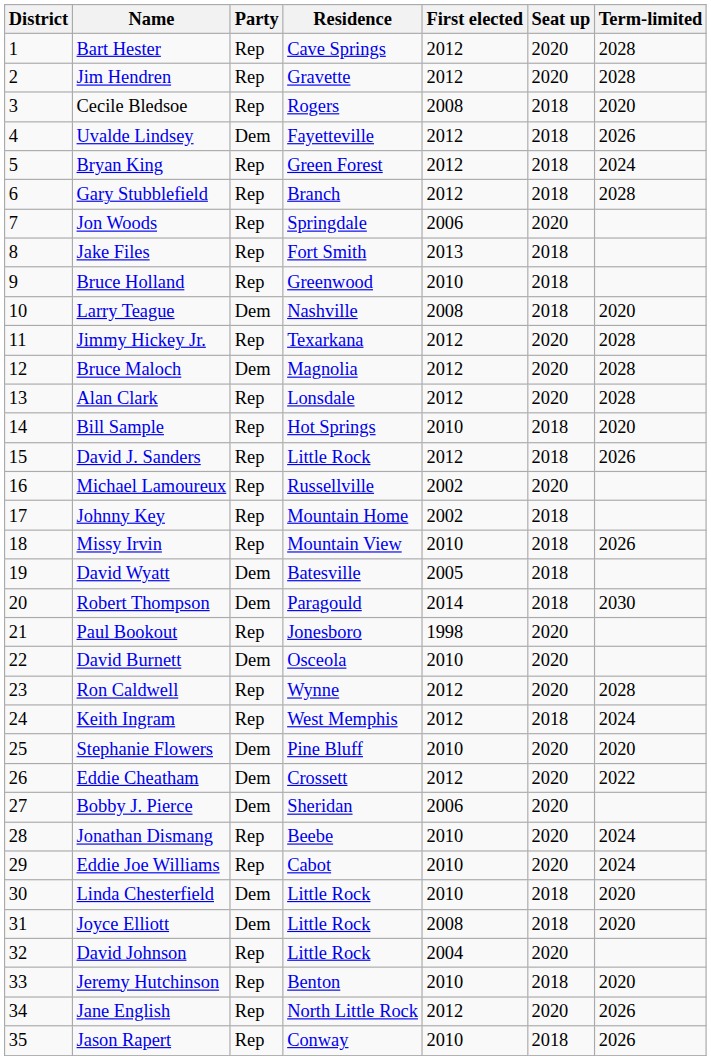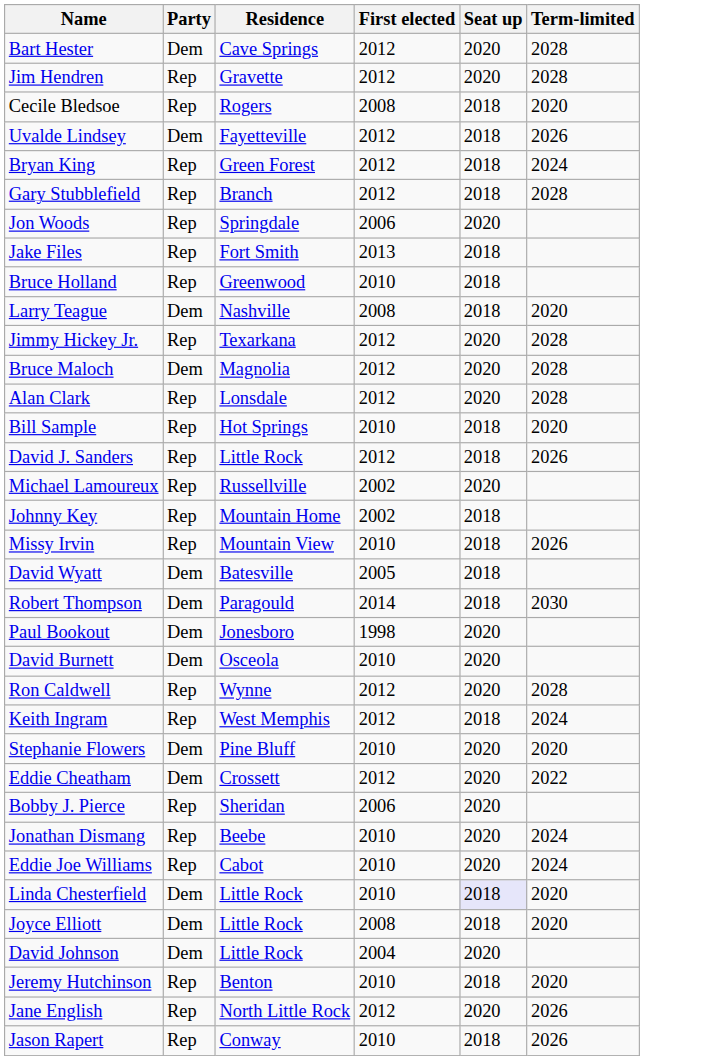- column: (38, 19)
(250, 48) Rep -> (185, 48) Dem
(250, 631) Rep -> (185, 631) Dem
(253, 806) Dem -> (182, 806) Rep
(550, 894) no background -> (482, 894) lavender background
(250, 952) Rep -> (185, 952) Dem
